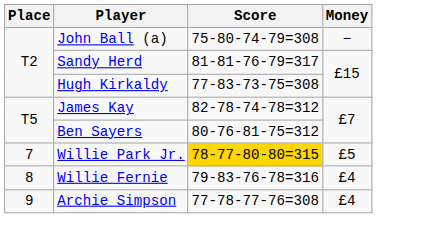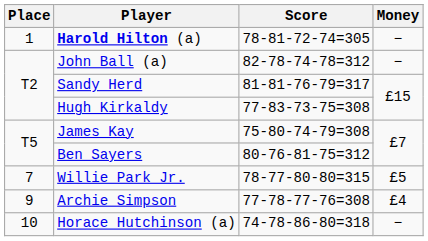+ row: (129, 39)
(255, 39) 75-80-74-79=308 -> (306, 62) 82-78-74-78=312
(255, 108) 82-78-74-78=312 -> (306, 132) 75-80-74-79=308
(255, 155) gold background -> (306, 178) no background
- row: (112, 178)
+ row: (146, 224)
